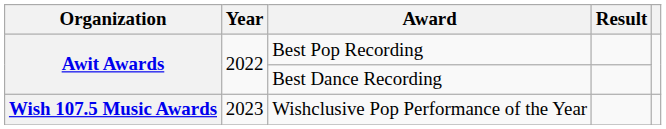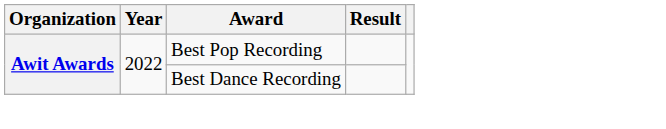- row: (430, 109)
